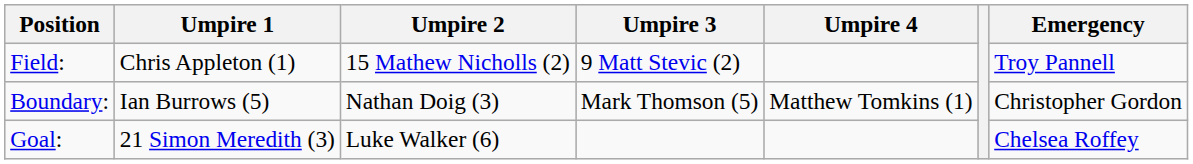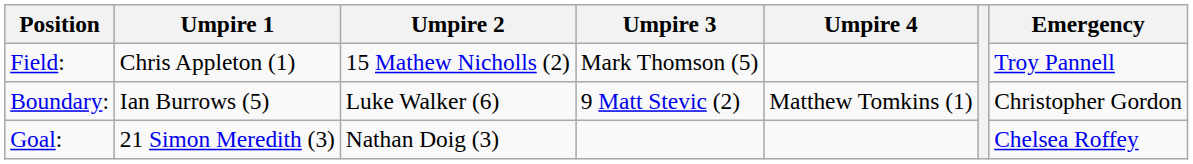(660, 62) 9 Matt Stevic (2) -> (670, 62) Mark Thomson (5)
(422, 101) Nathan Doig (3) -> (423, 101) Luke Walker (6)
(670, 101) Mark Thomson (5) -> (660, 101) 9 Matt Stevic (2)
(423, 139) Luke Walker (6) -> (422, 139) Nathan Doig (3)
